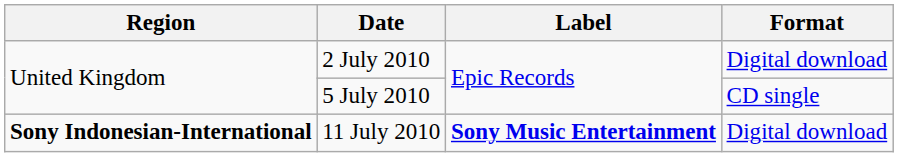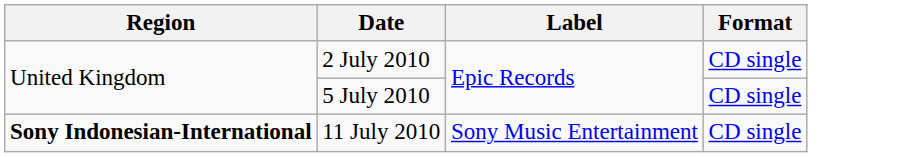(807, 59) Digital download -> (755, 59) CD single
(583, 132) bold -> (574, 132) normal
(807, 132) Digital download -> (755, 132) CD single
